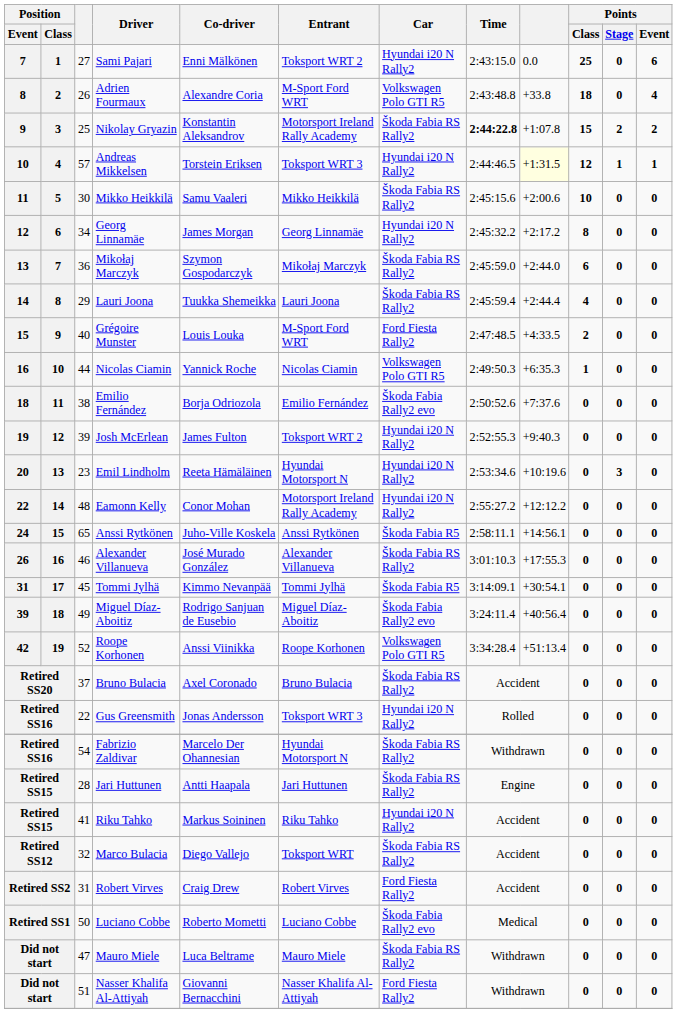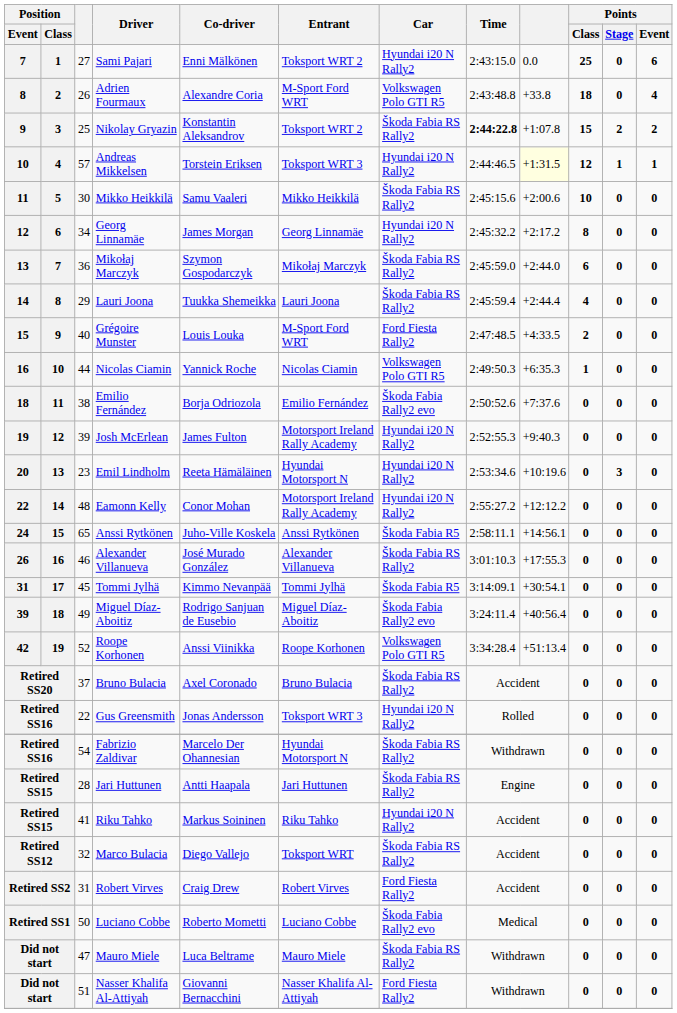(328, 129) Motorsport Ireland Rally Academy -> (322, 129) Toksport WRT 2
(322, 437) Toksport WRT 2 -> (328, 437) Motorsport Ireland Rally Academy
